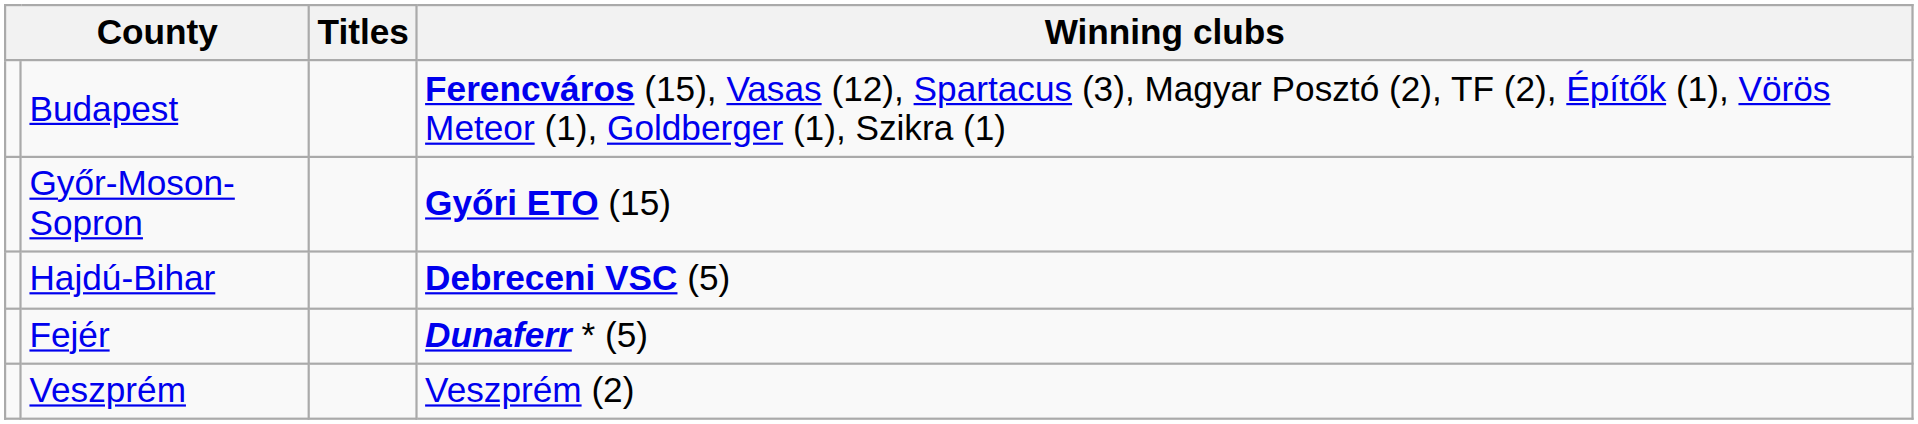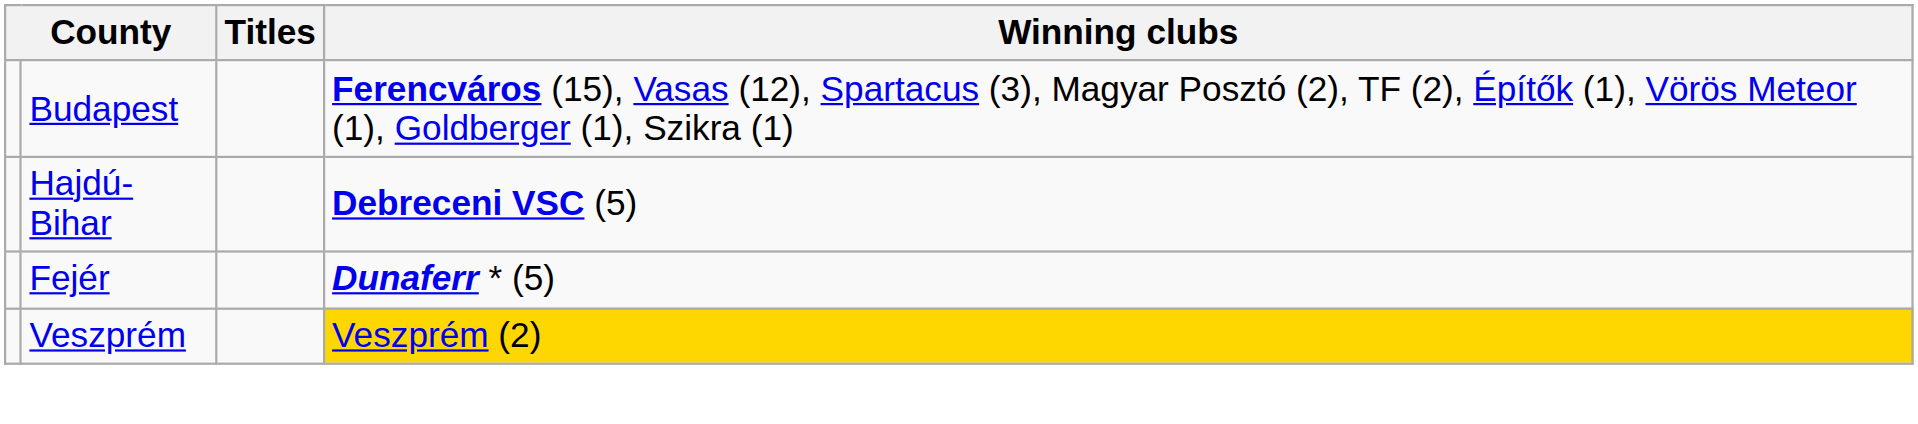- row: (132, 203)
(530, 390) no background -> (437, 334) gold background
